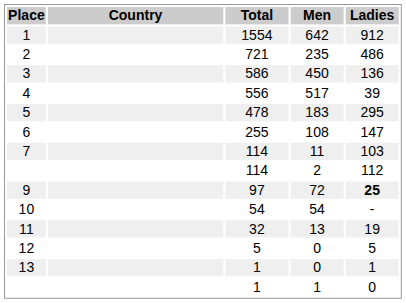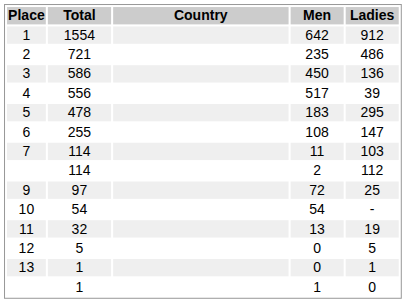columns swapped: (136, 16) <-> (257, 16)
(372, 190) bold -> (372, 190) normal
